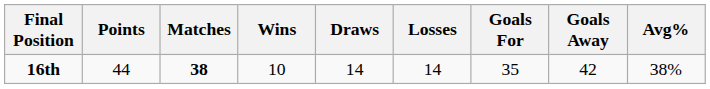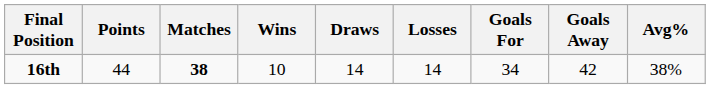(510, 69) 35 -> (510, 69) 34
